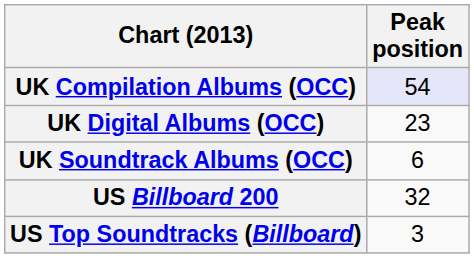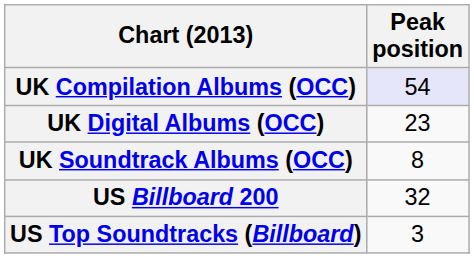(418, 160) 6 -> (418, 160) 8
